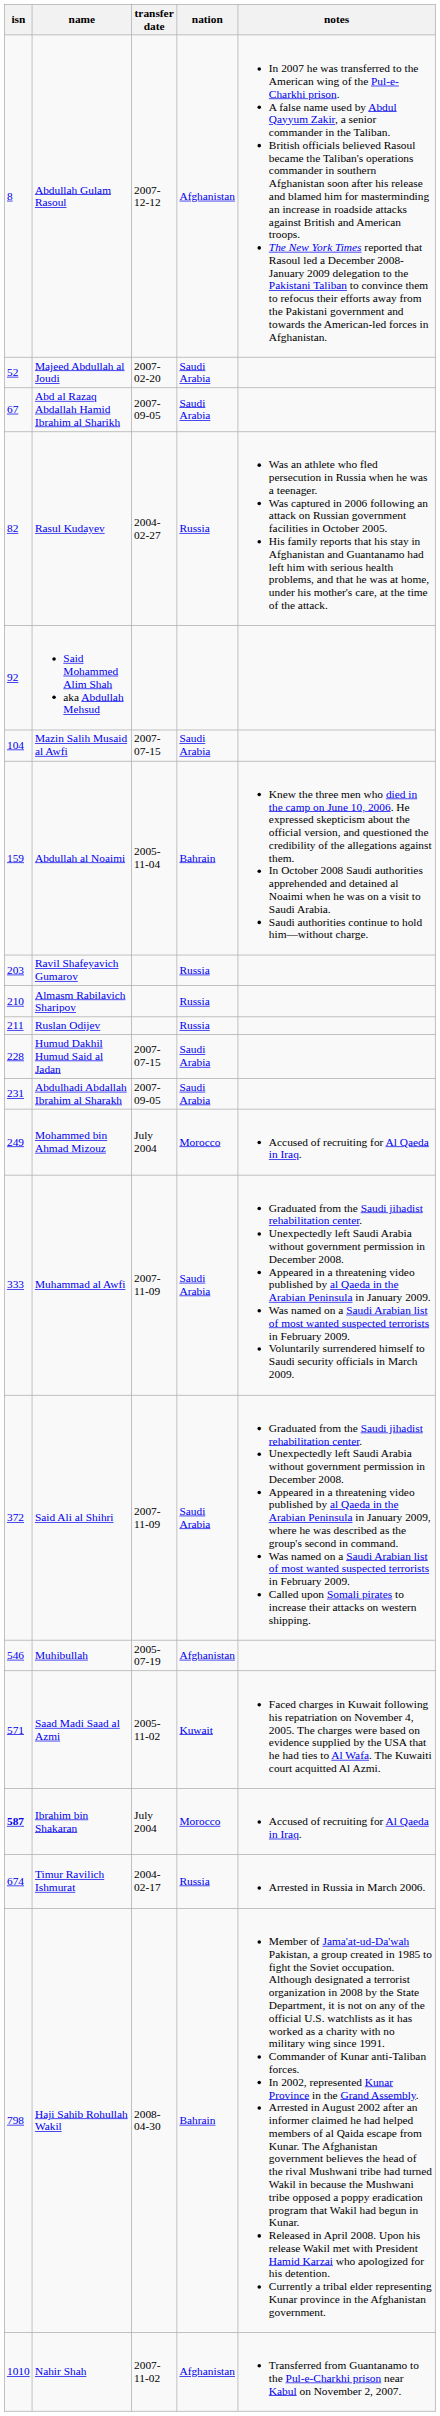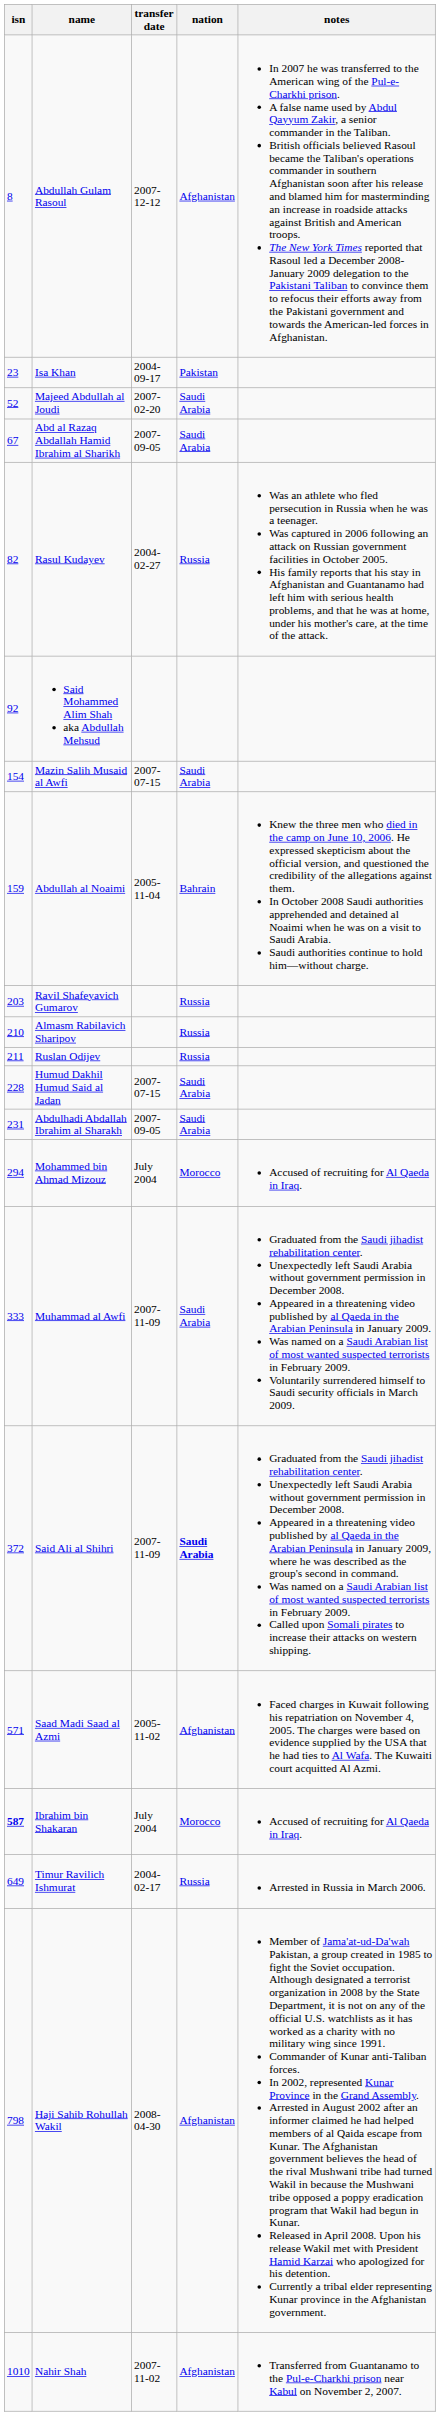+ row: (55, 372)
(15, 745) 104 -> (15, 776) 154
(15, 1142) 249 -> (15, 1173) 294
(195, 1517) normal -> (196, 1548) bold
- row: (61, 1655)
(196, 1729) Kuwait -> (207, 1729) Afghanistan
(15, 1881) 674 -> (15, 1881) 649
(197, 2120) Bahrain -> (207, 2120) Afghanistan
